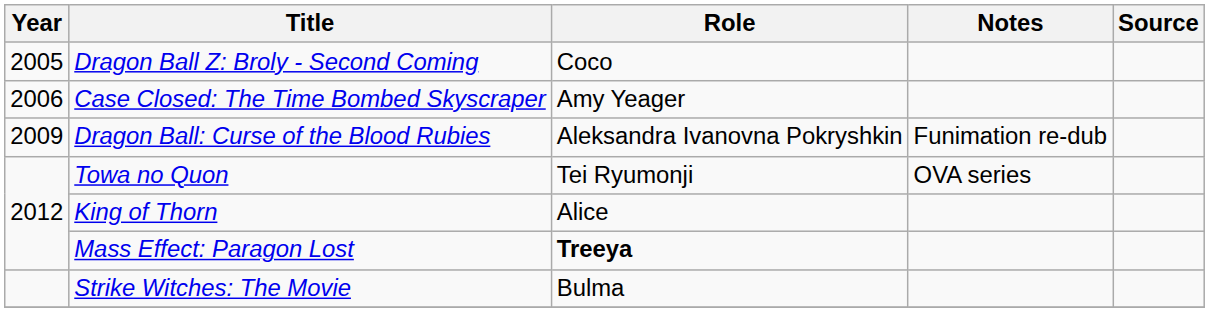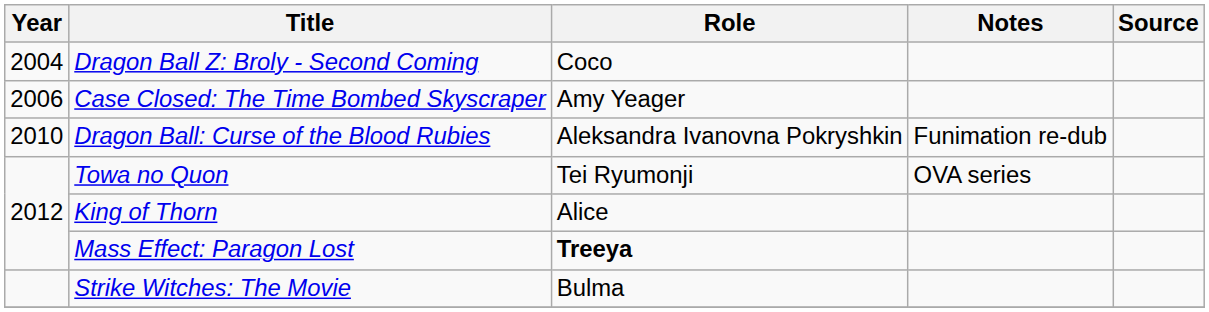(37, 61) 2005 -> (37, 61) 2004
(37, 136) 2009 -> (37, 136) 2010
